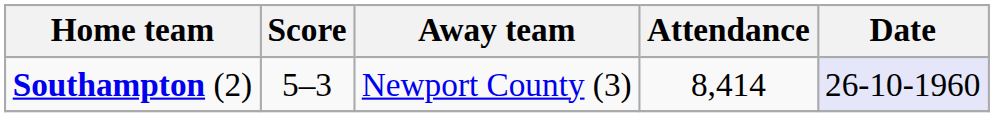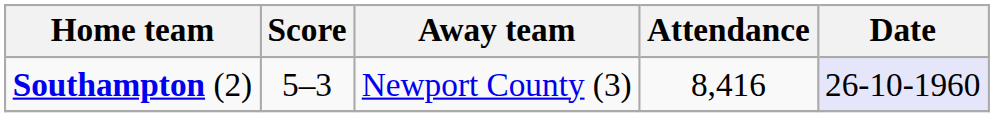(728, 83) 8,414 -> (728, 83) 8,416
